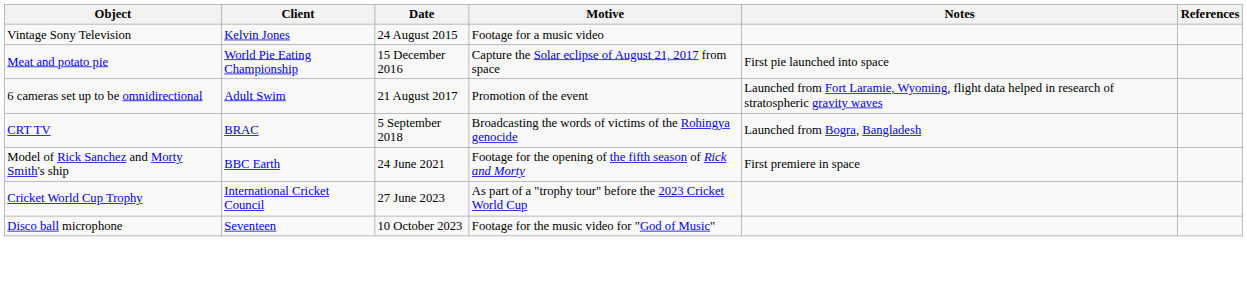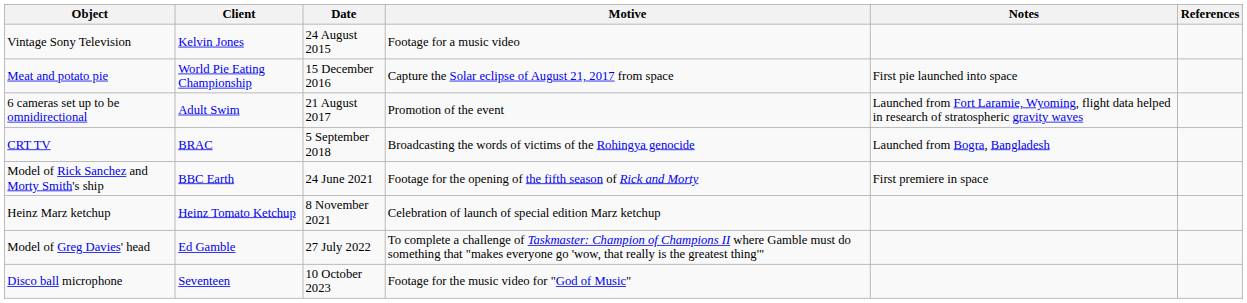+ row: (59, 213)
+ row: (79, 247)
- row: (75, 198)
